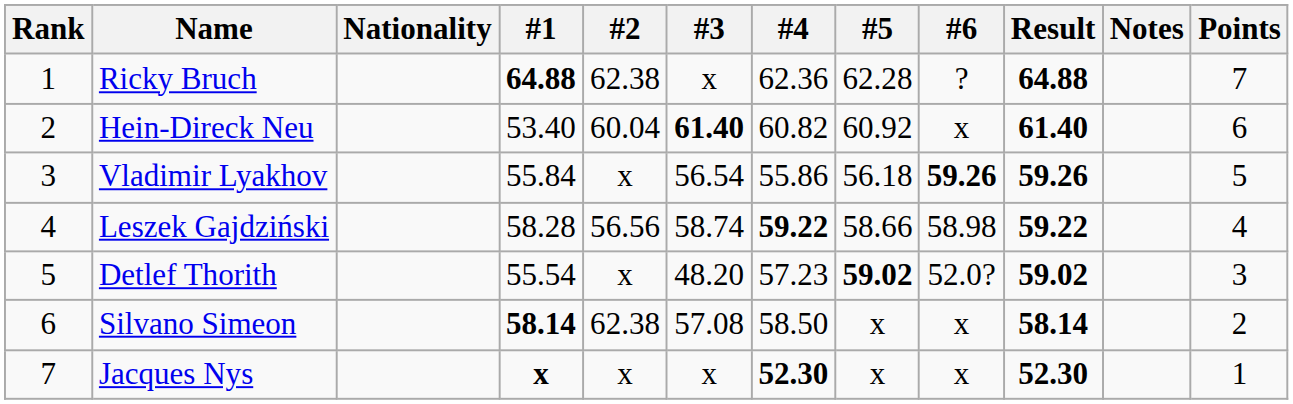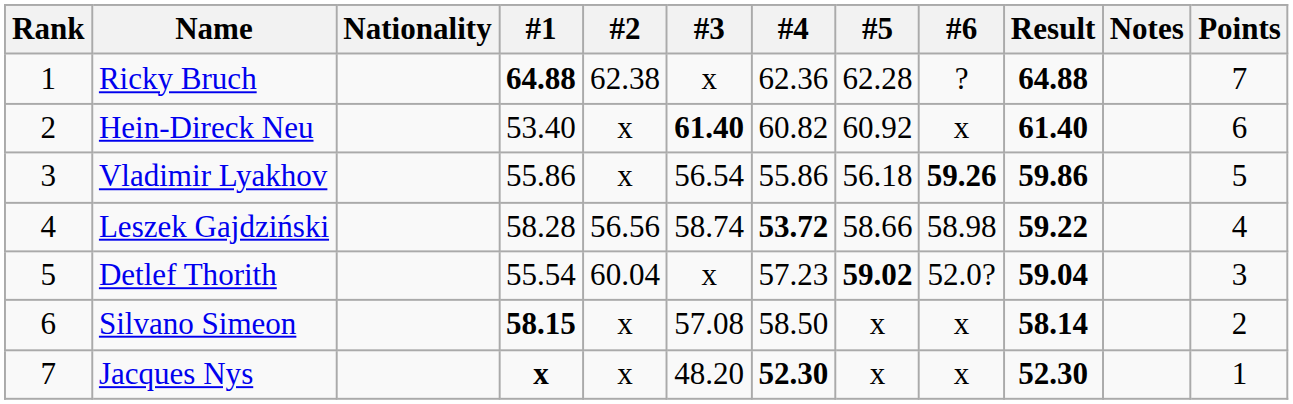(625, 127) 60.04 -> (625, 127) x
(541, 176) 55.84 -> (541, 176) 55.86
(1053, 176) 59.26 -> (1053, 176) 59.86
(793, 226) 59.22 -> (793, 226) 53.72
(625, 275) x -> (625, 275) 60.04
(709, 275) 48.20 -> (709, 275) x
(1053, 275) 59.02 -> (1053, 275) 59.04
(541, 324) 58.14 -> (541, 324) 58.15
(625, 324) 62.38 -> (625, 324) x
(709, 373) x -> (709, 373) 48.20
